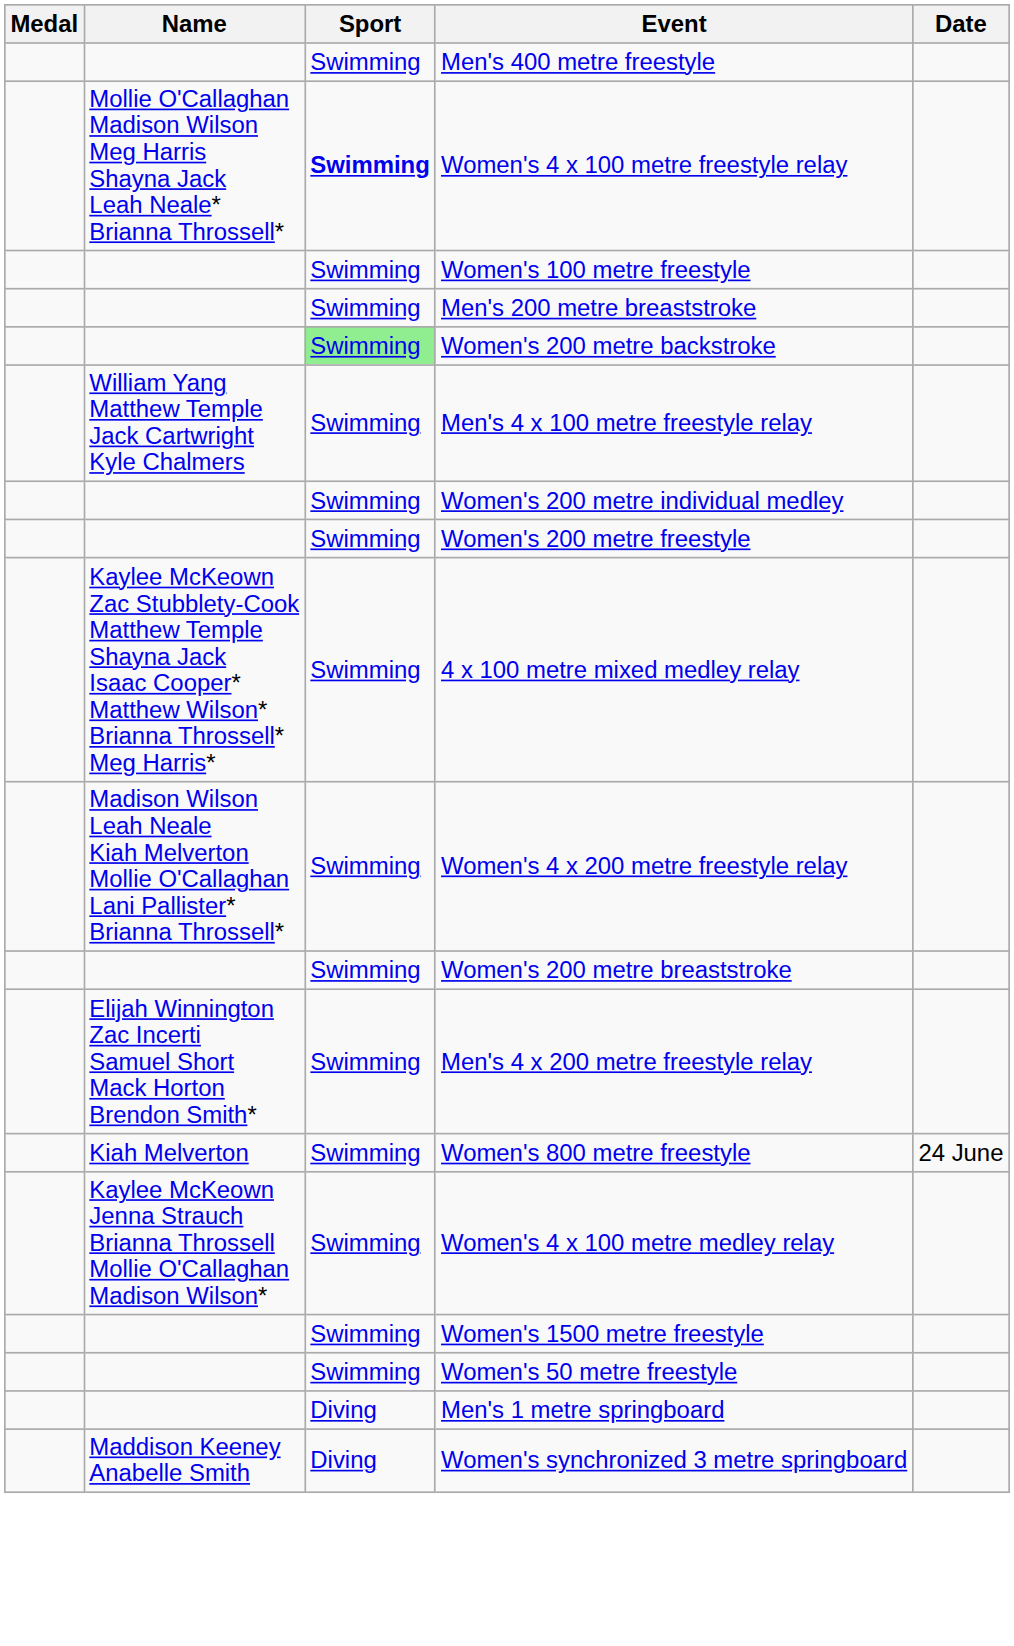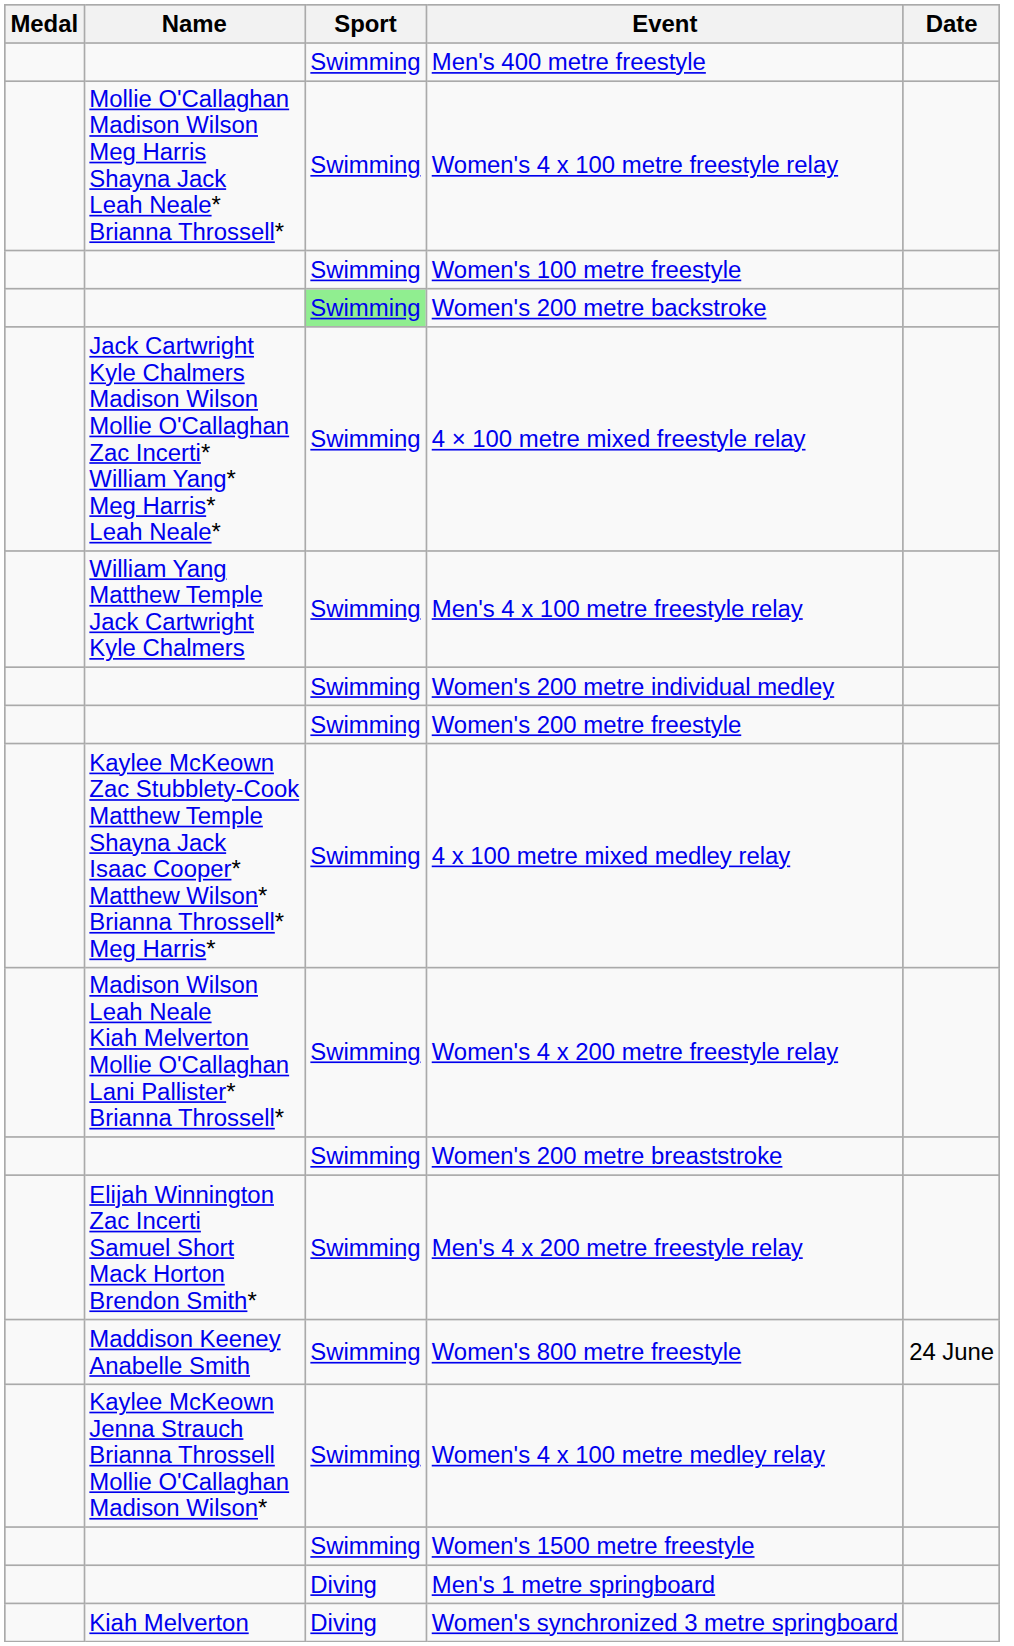(370, 166) bold -> (365, 166) normal
- row: (599, 308)
+ row: (619, 439)
(169, 1152) Kiah Melverton -> (185, 1352) Maddison Keeney Anabelle Smith
- row: (589, 1372)
(185, 1461) Maddison Keeney Anabelle Smith -> (169, 1622) Kiah Melverton
